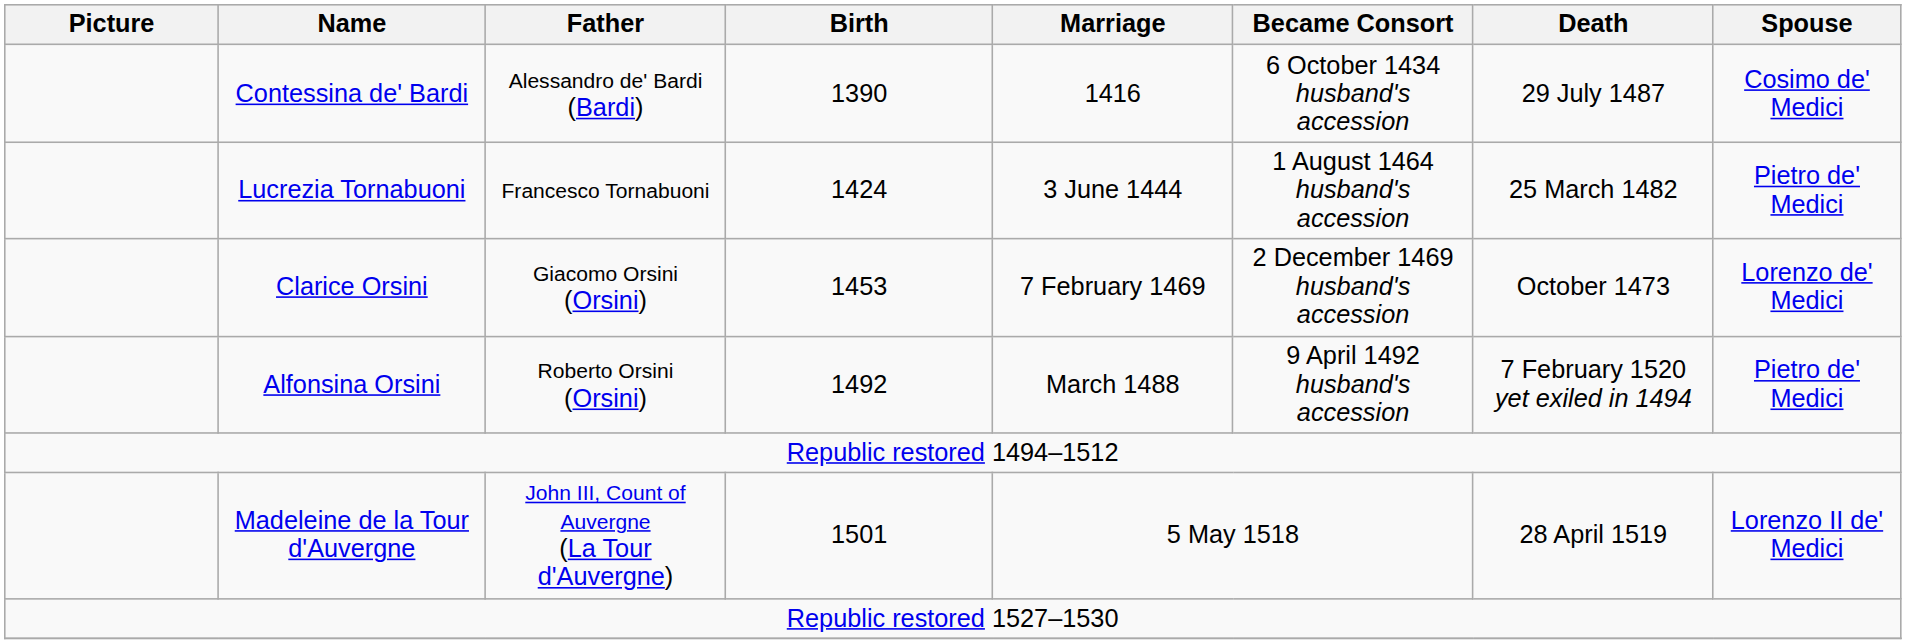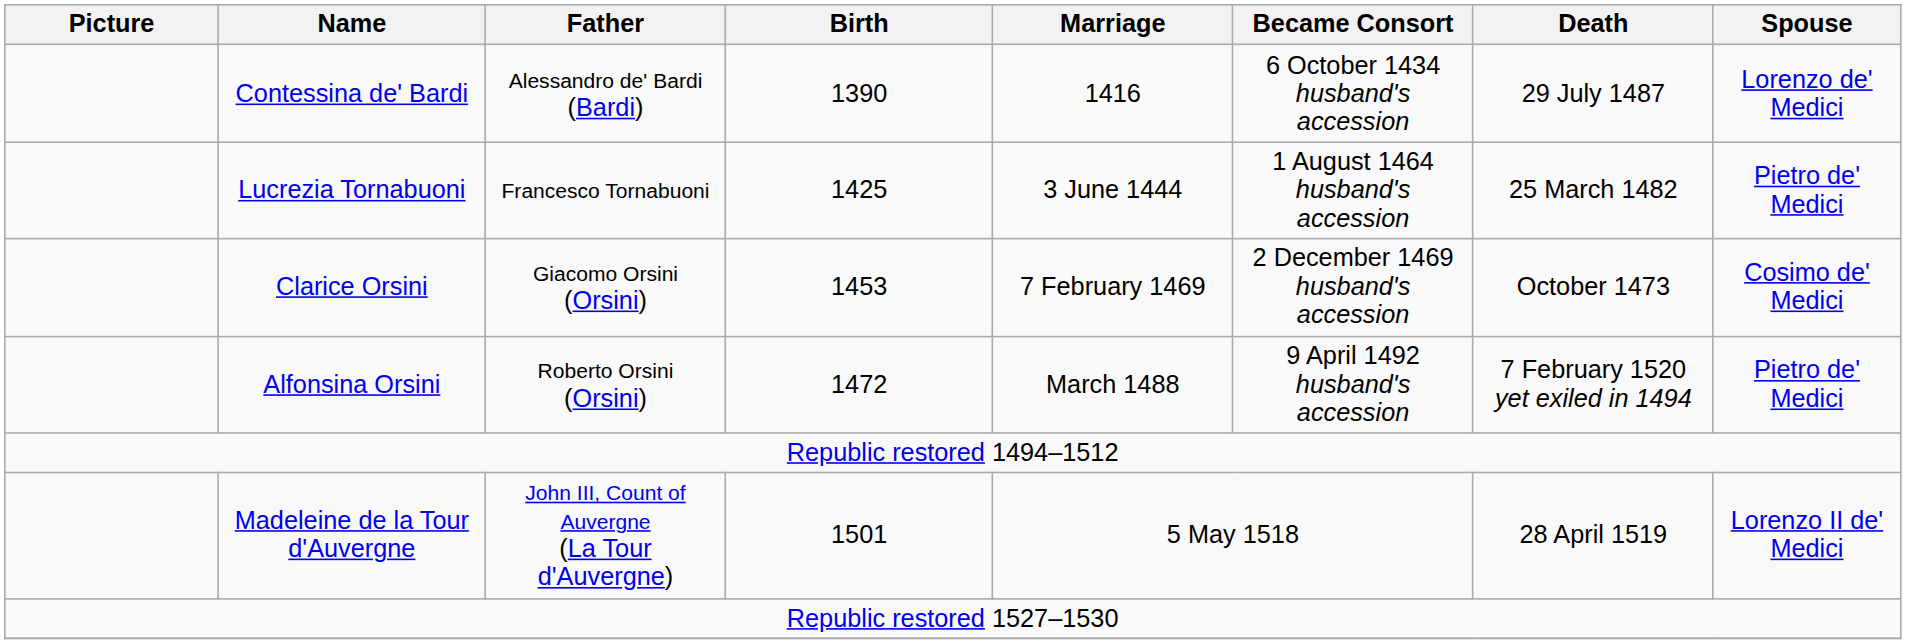(1807, 93) Cosimo de' Medici -> (1807, 93) Lorenzo de' Medici
(859, 190) 1424 -> (859, 190) 1425
(1807, 287) Lorenzo de' Medici -> (1807, 287) Cosimo de' Medici
(859, 383) 1492 -> (859, 383) 1472
